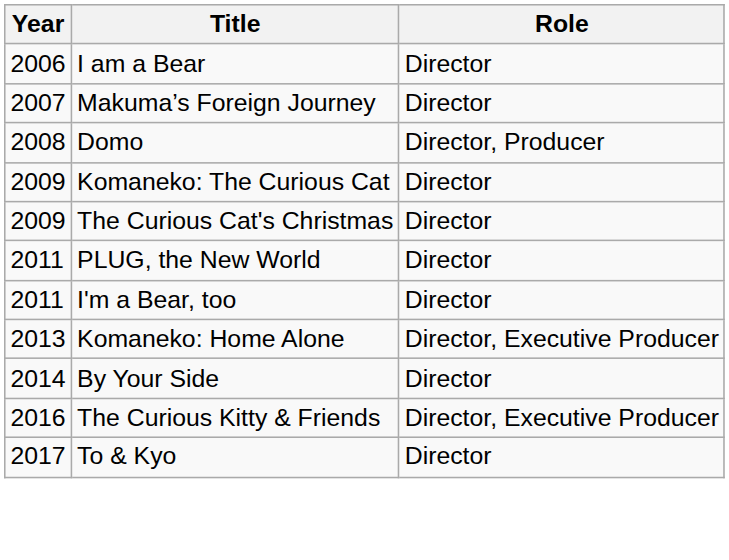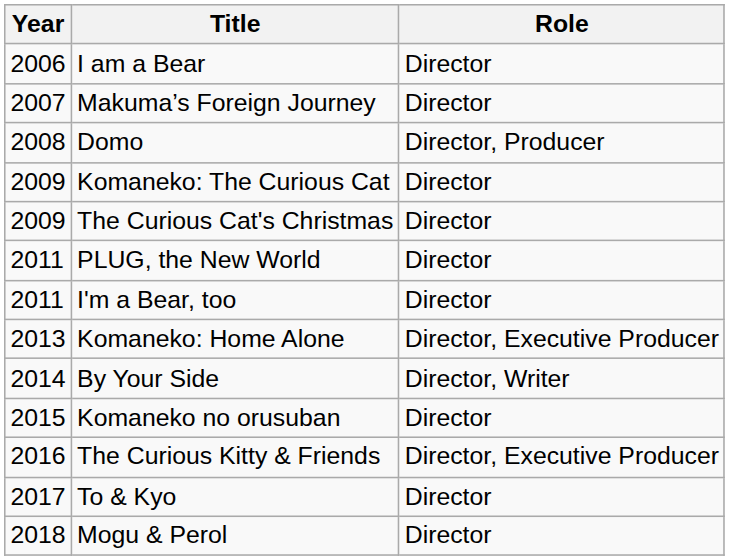(448, 378) Director -> (487, 378) Director, Writer
+ row: (209, 417)
+ row: (152, 535)
